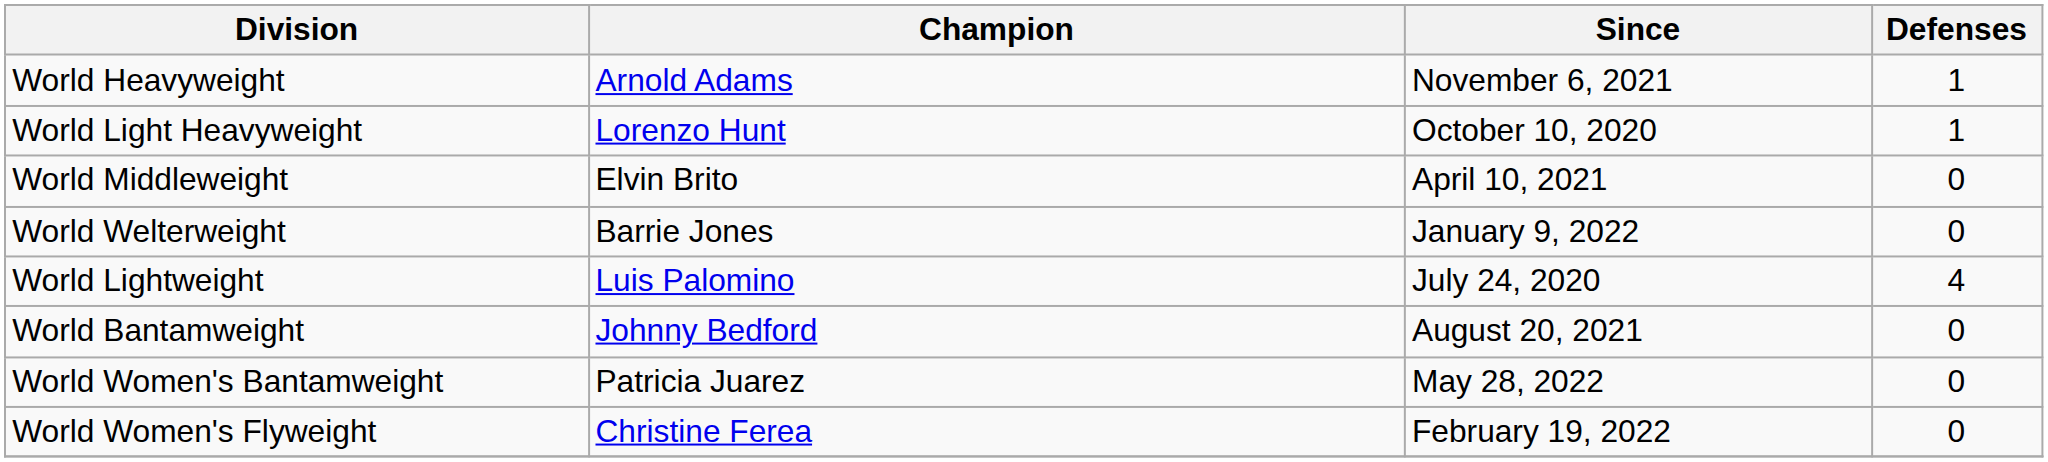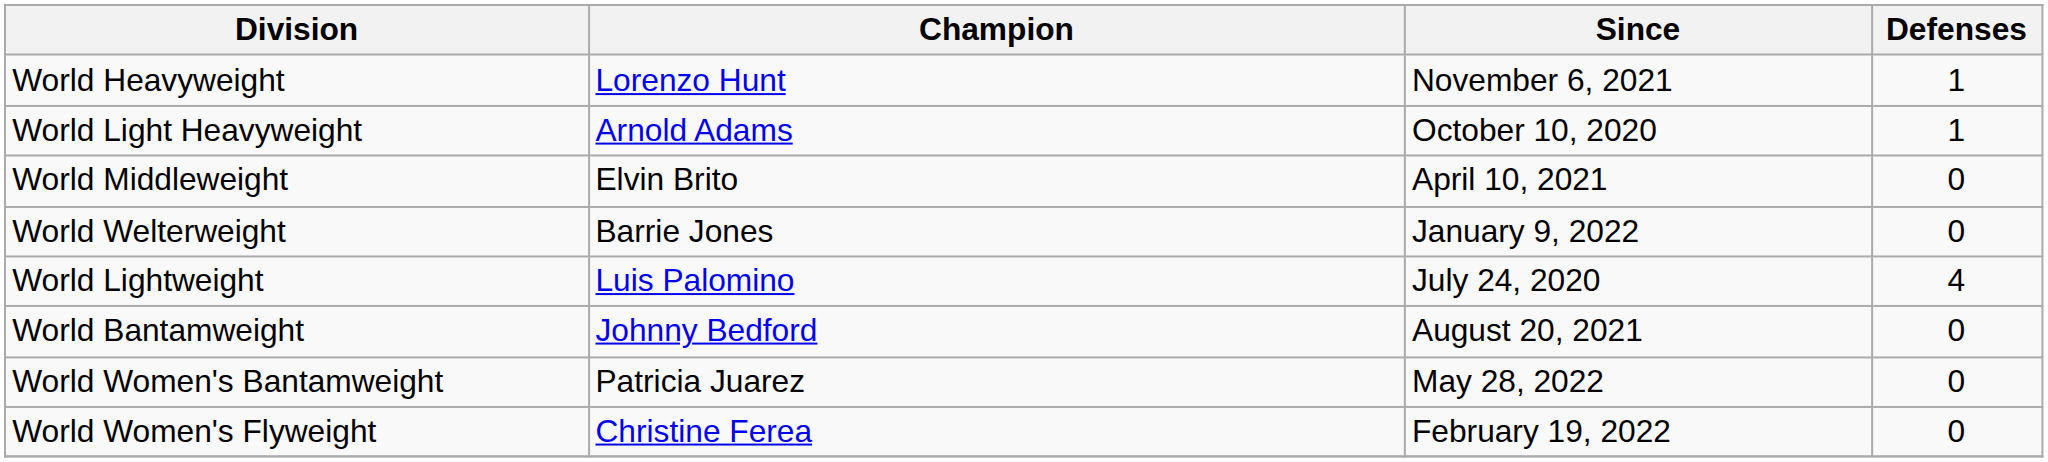(694, 79) Arnold Adams -> (691, 79) Lorenzo Hunt
(691, 130) Lorenzo Hunt -> (694, 130) Arnold Adams
